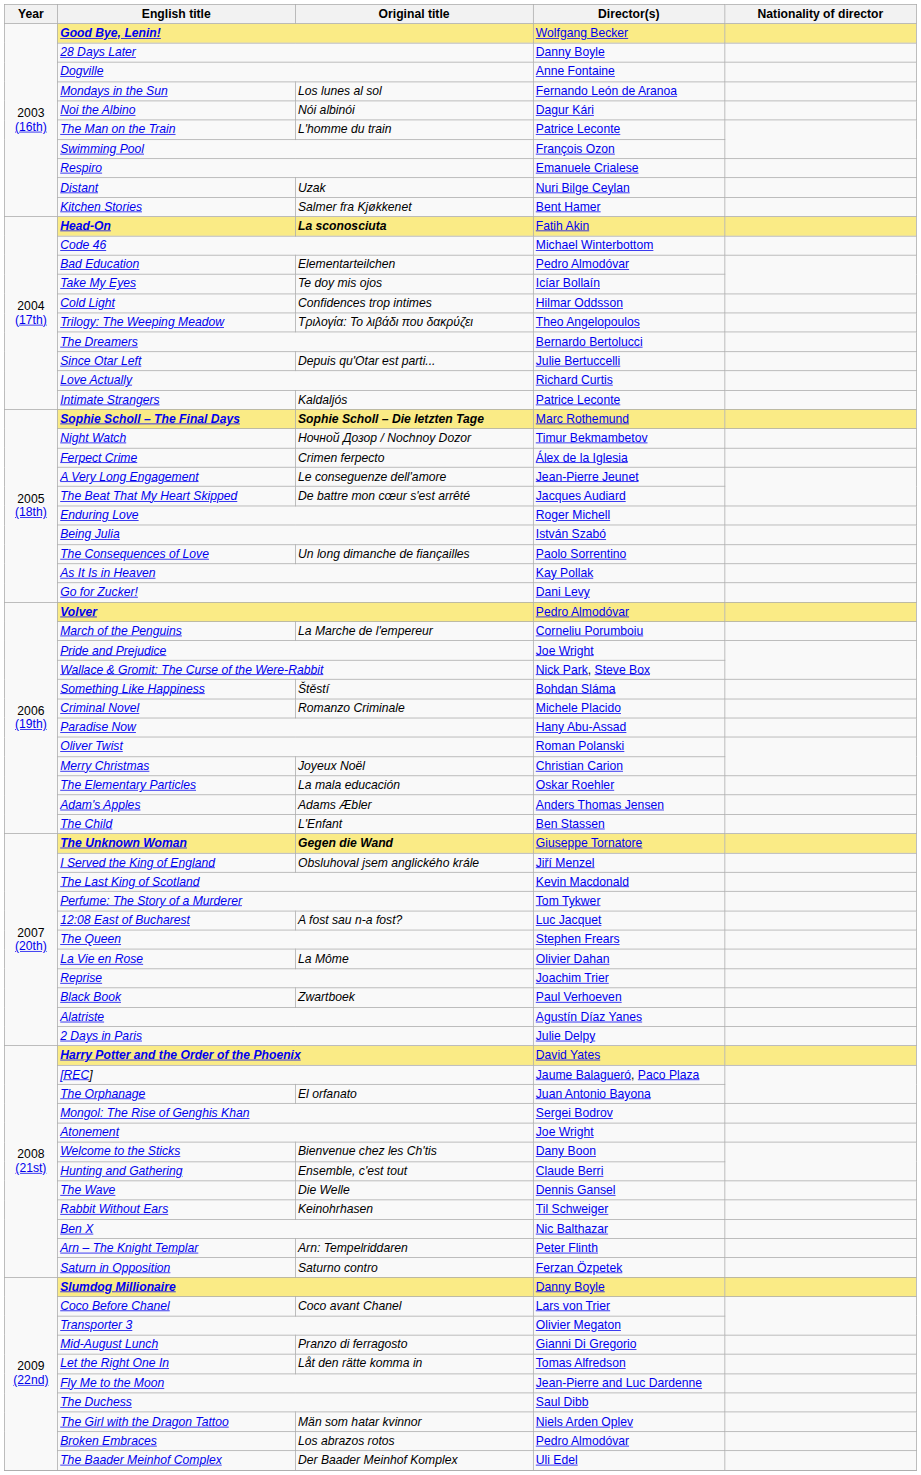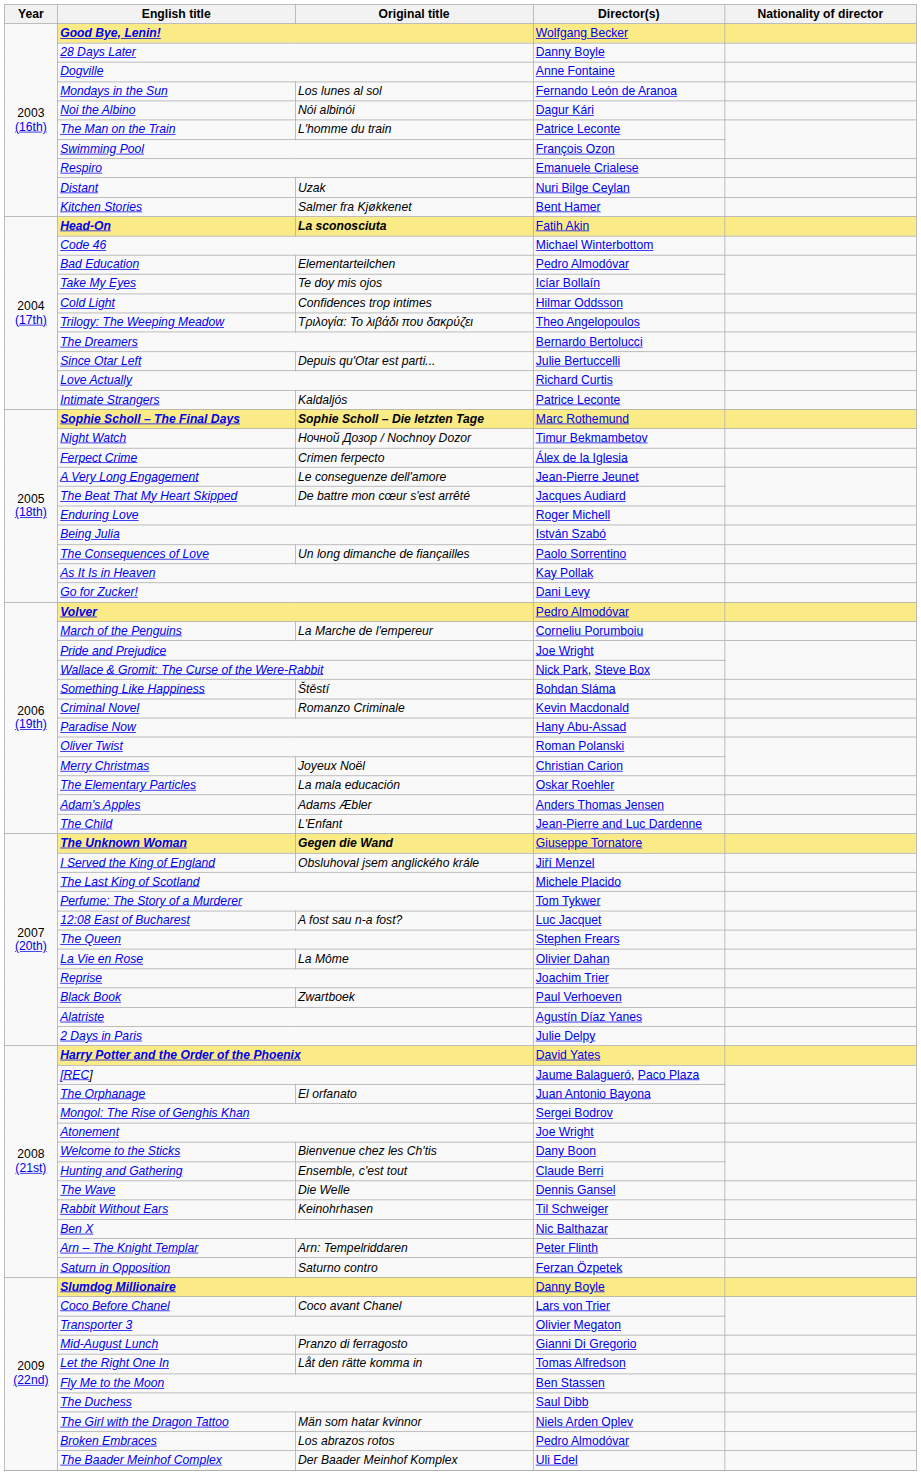(578, 708) Michele Placido -> (582, 708) Kevin Macdonald
(570, 824) Ben Stassen -> (619, 824) Jean-Pierre and Luc Dardenne
(582, 881) Kevin Macdonald -> (578, 881) Michele Placido
(619, 1383) Jean-Pierre and Luc Dardenne -> (570, 1383) Ben Stassen
